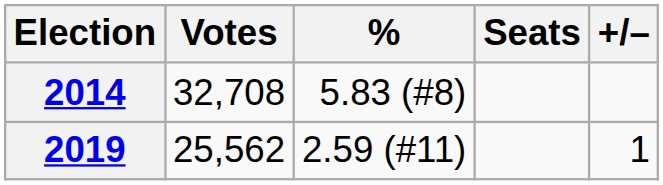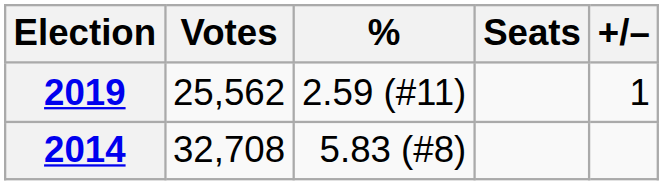rows swapped: (85, 91) <-> (85, 149)
